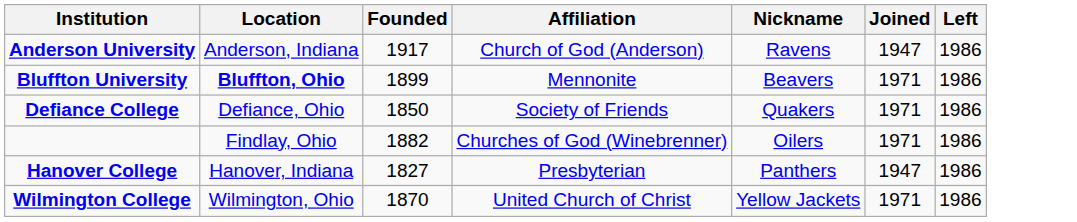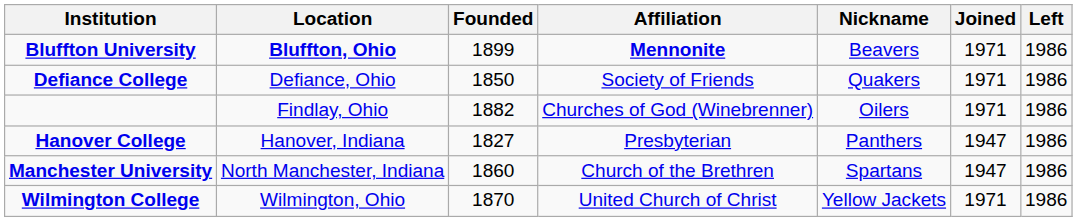- row: (102, 49)
(592, 79) normal -> (678, 49) bold
+ row: (111, 170)
